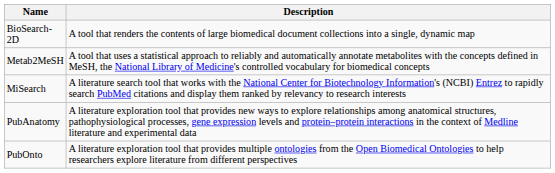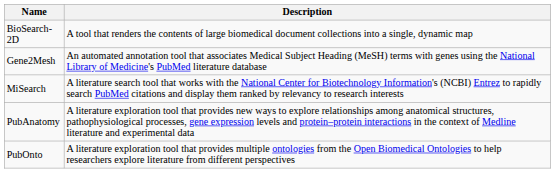+ row: (31, 61)
- row: (35, 61)
